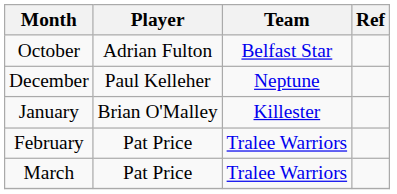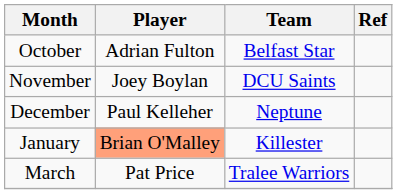+ row: (50, 81)
(158, 111) no background -> (160, 142) lightsalmon background
- row: (49, 142)
